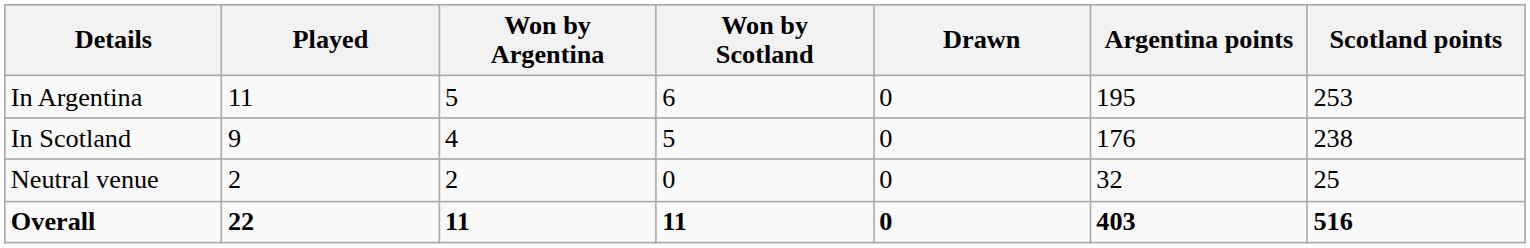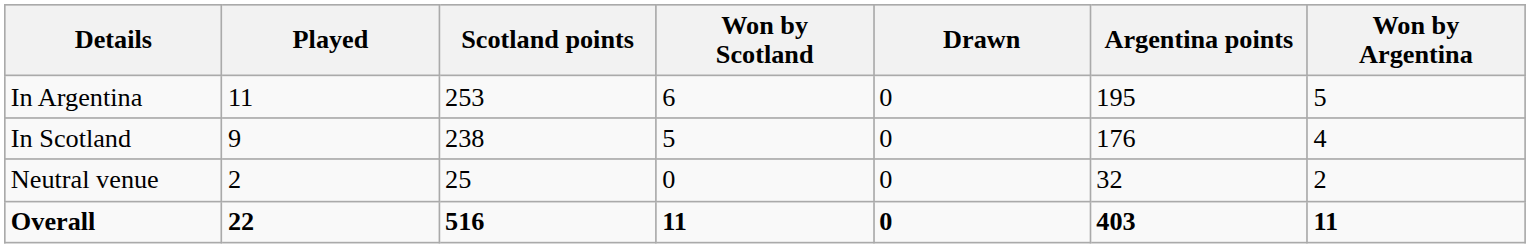columns swapped: (548, 40) <-> (1416, 40)
